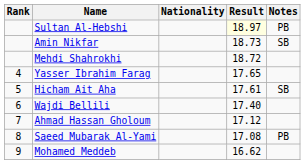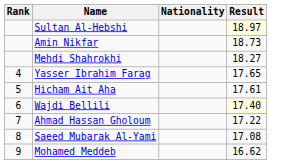- column: (283, 13)
(247, 59) 18.72 -> (247, 59) 18.27
(247, 106) no background -> (247, 106) lightyellow background
(247, 121) 17.12 -> (247, 121) 17.22
